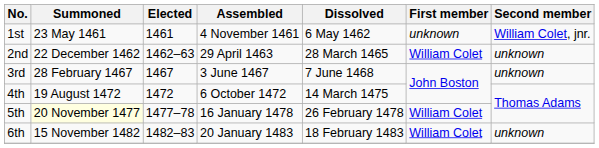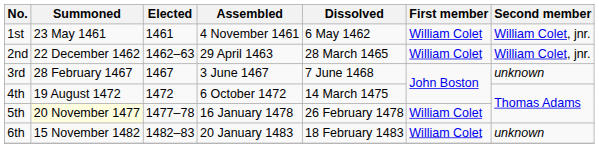(434, 34) unknown -> (446, 34) William Colet
(519, 53) unknown -> (542, 53) William Colet, jnr.
